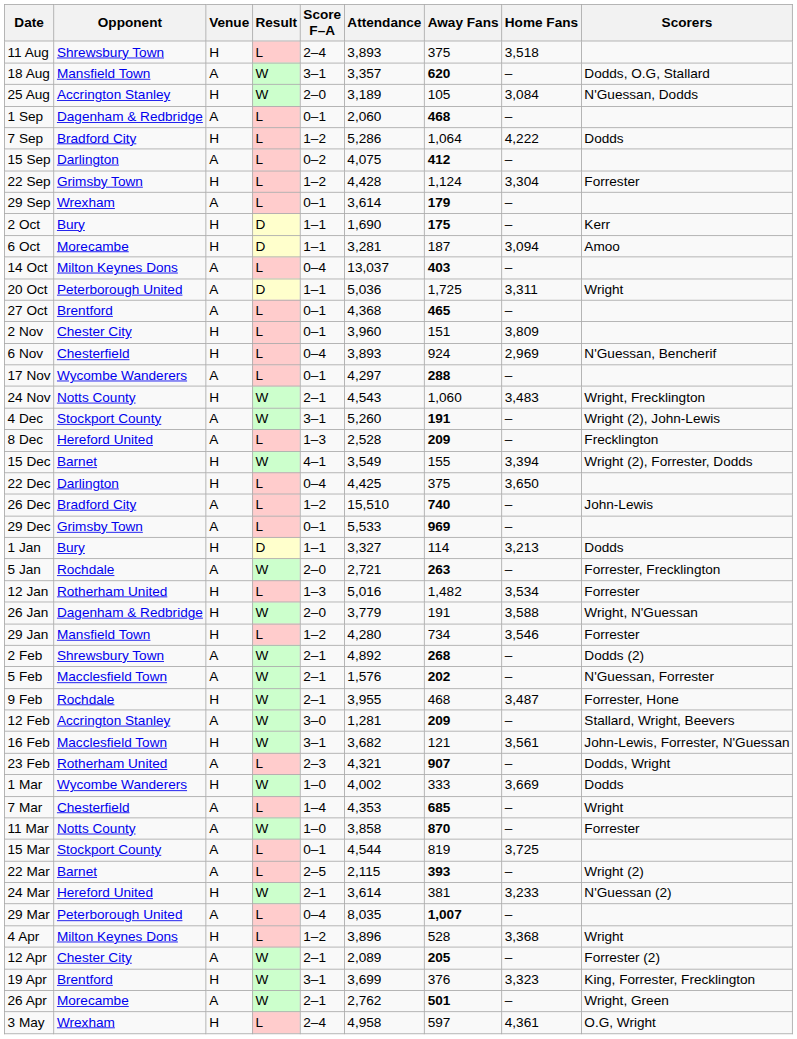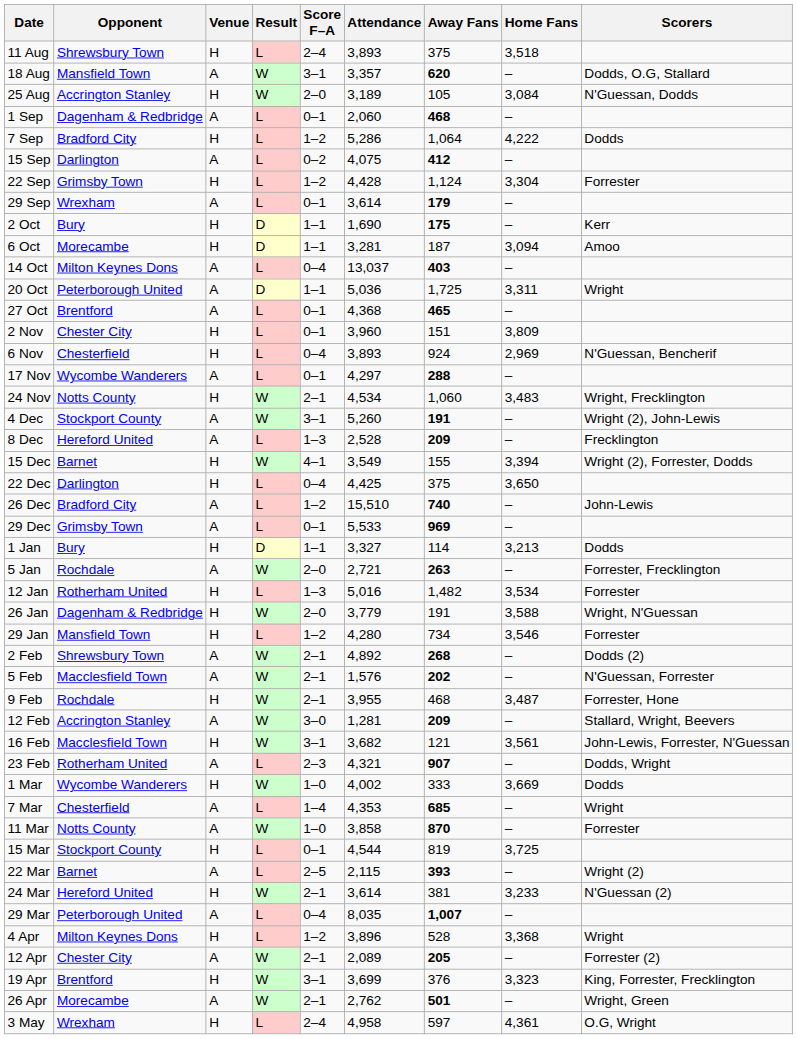(364, 397) 4,543 -> (364, 397) 4,534
(214, 850) A -> (214, 850) H
